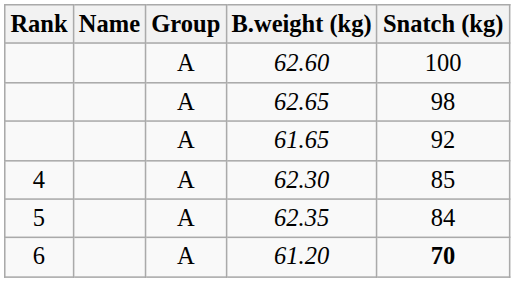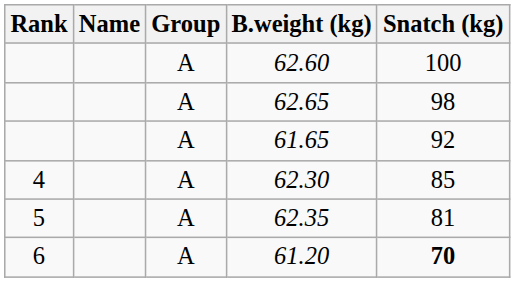(443, 218) 84 -> (443, 218) 81
